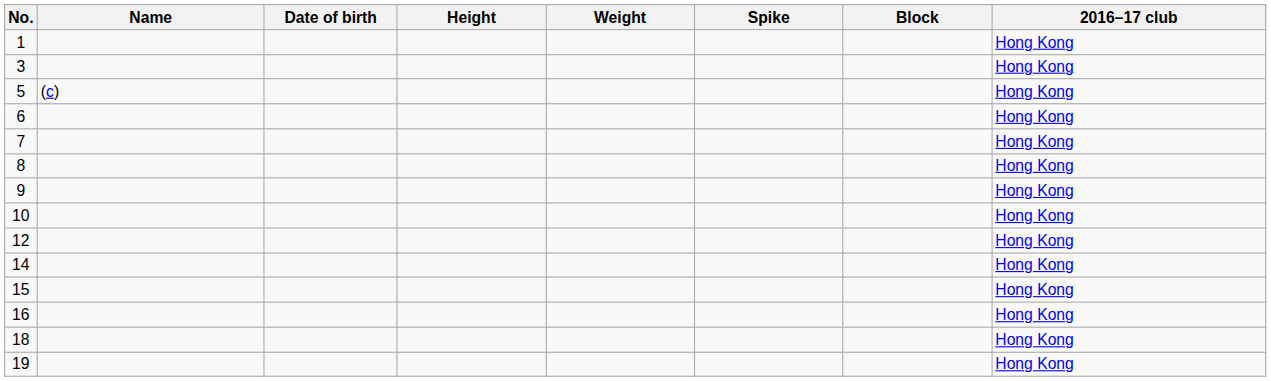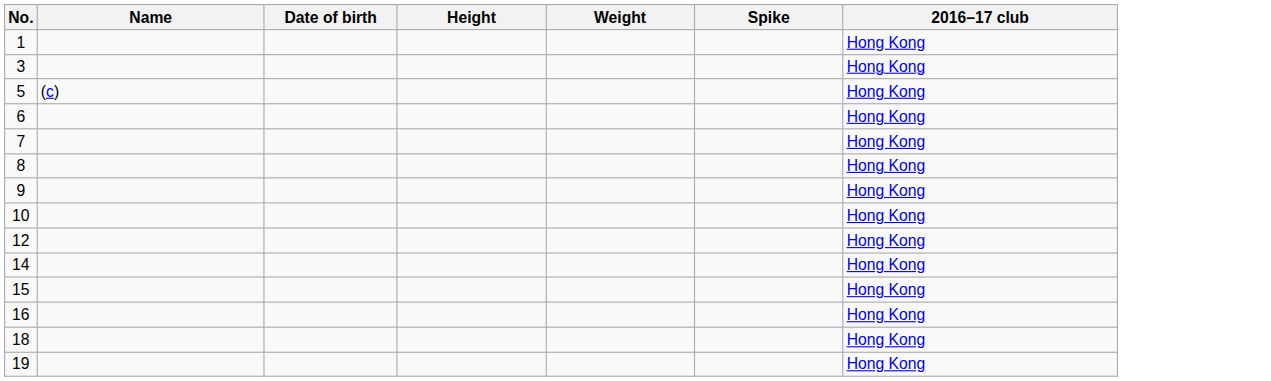- column: (917, 17)
